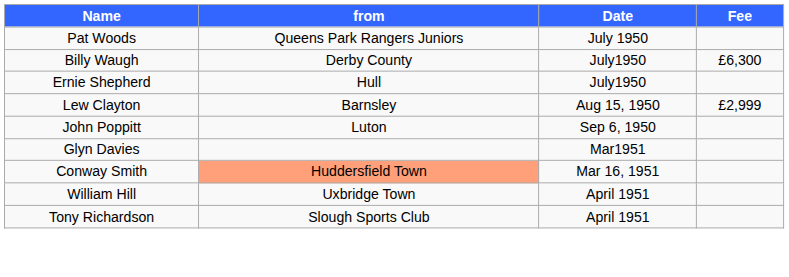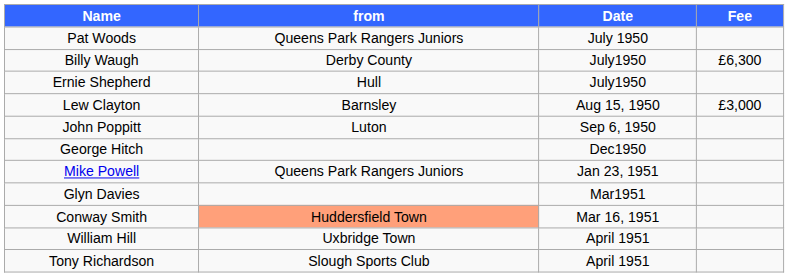(740, 105) £2,999 -> (740, 105) £3,000
+ row: (102, 150)
+ row: (102, 172)
